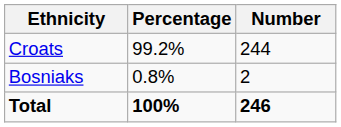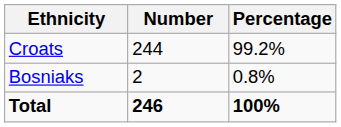columns swapped: (286, 19) <-> (182, 19)
